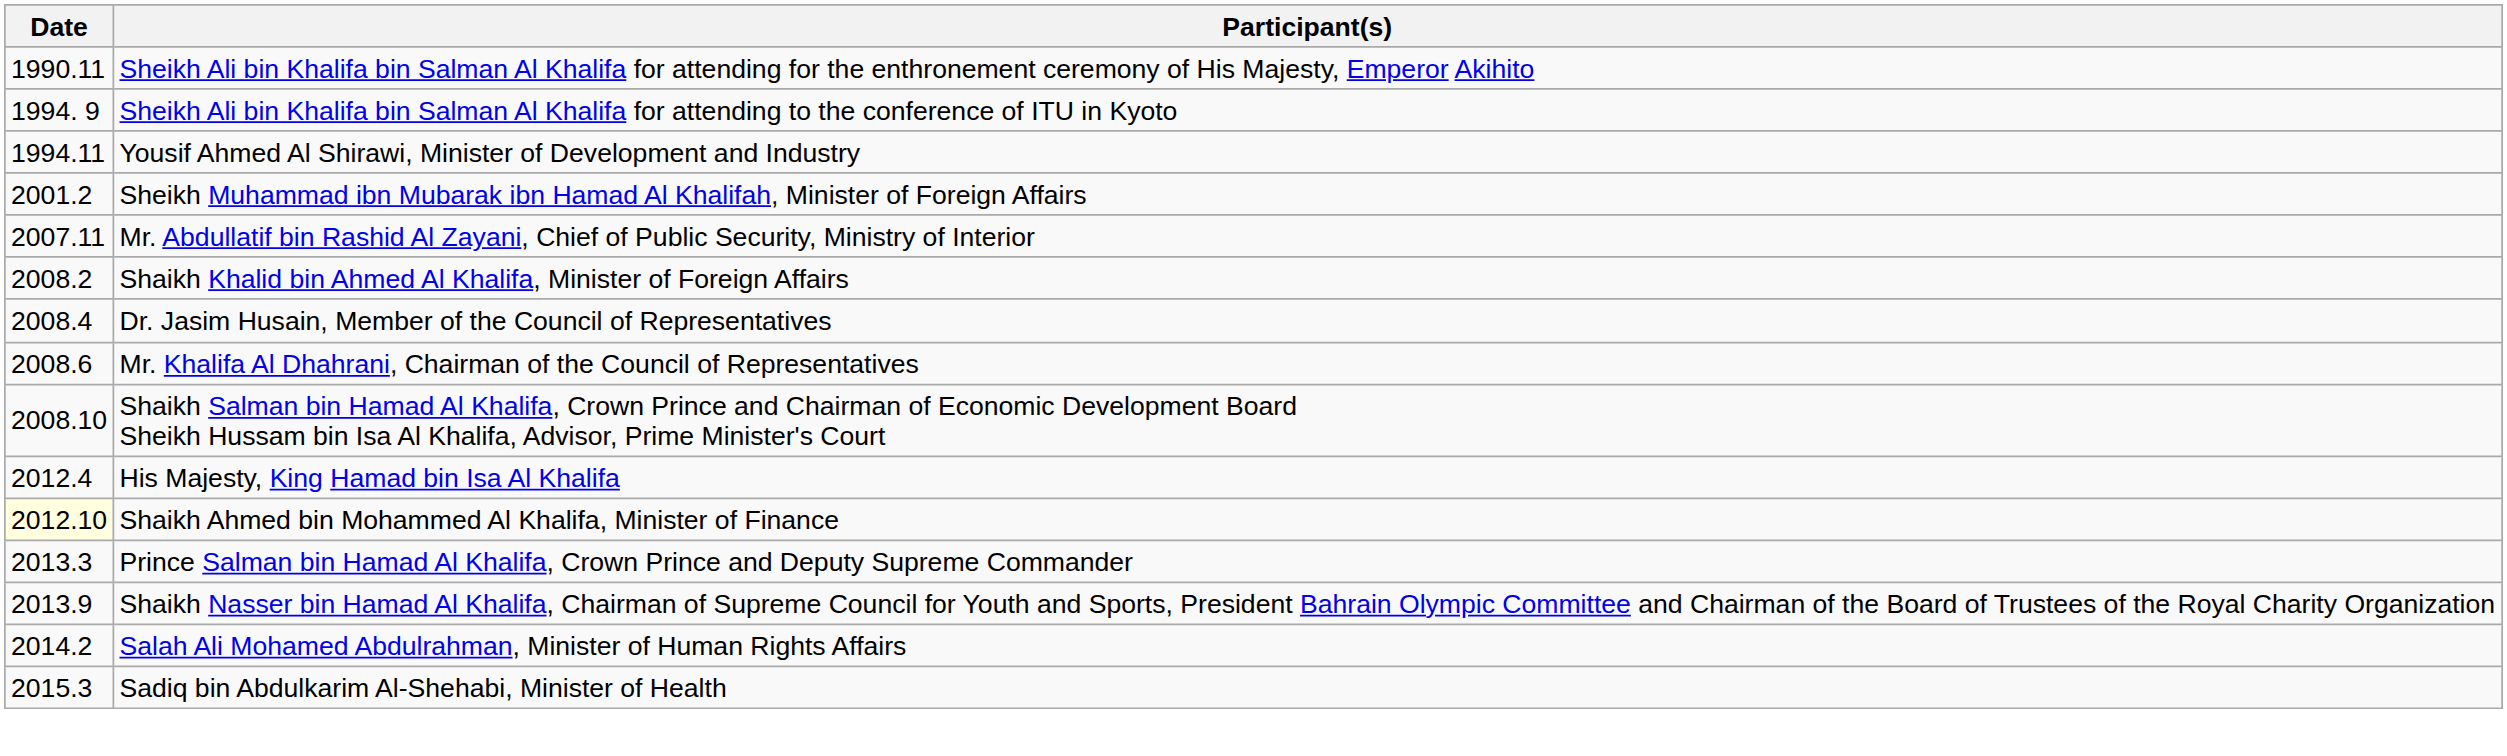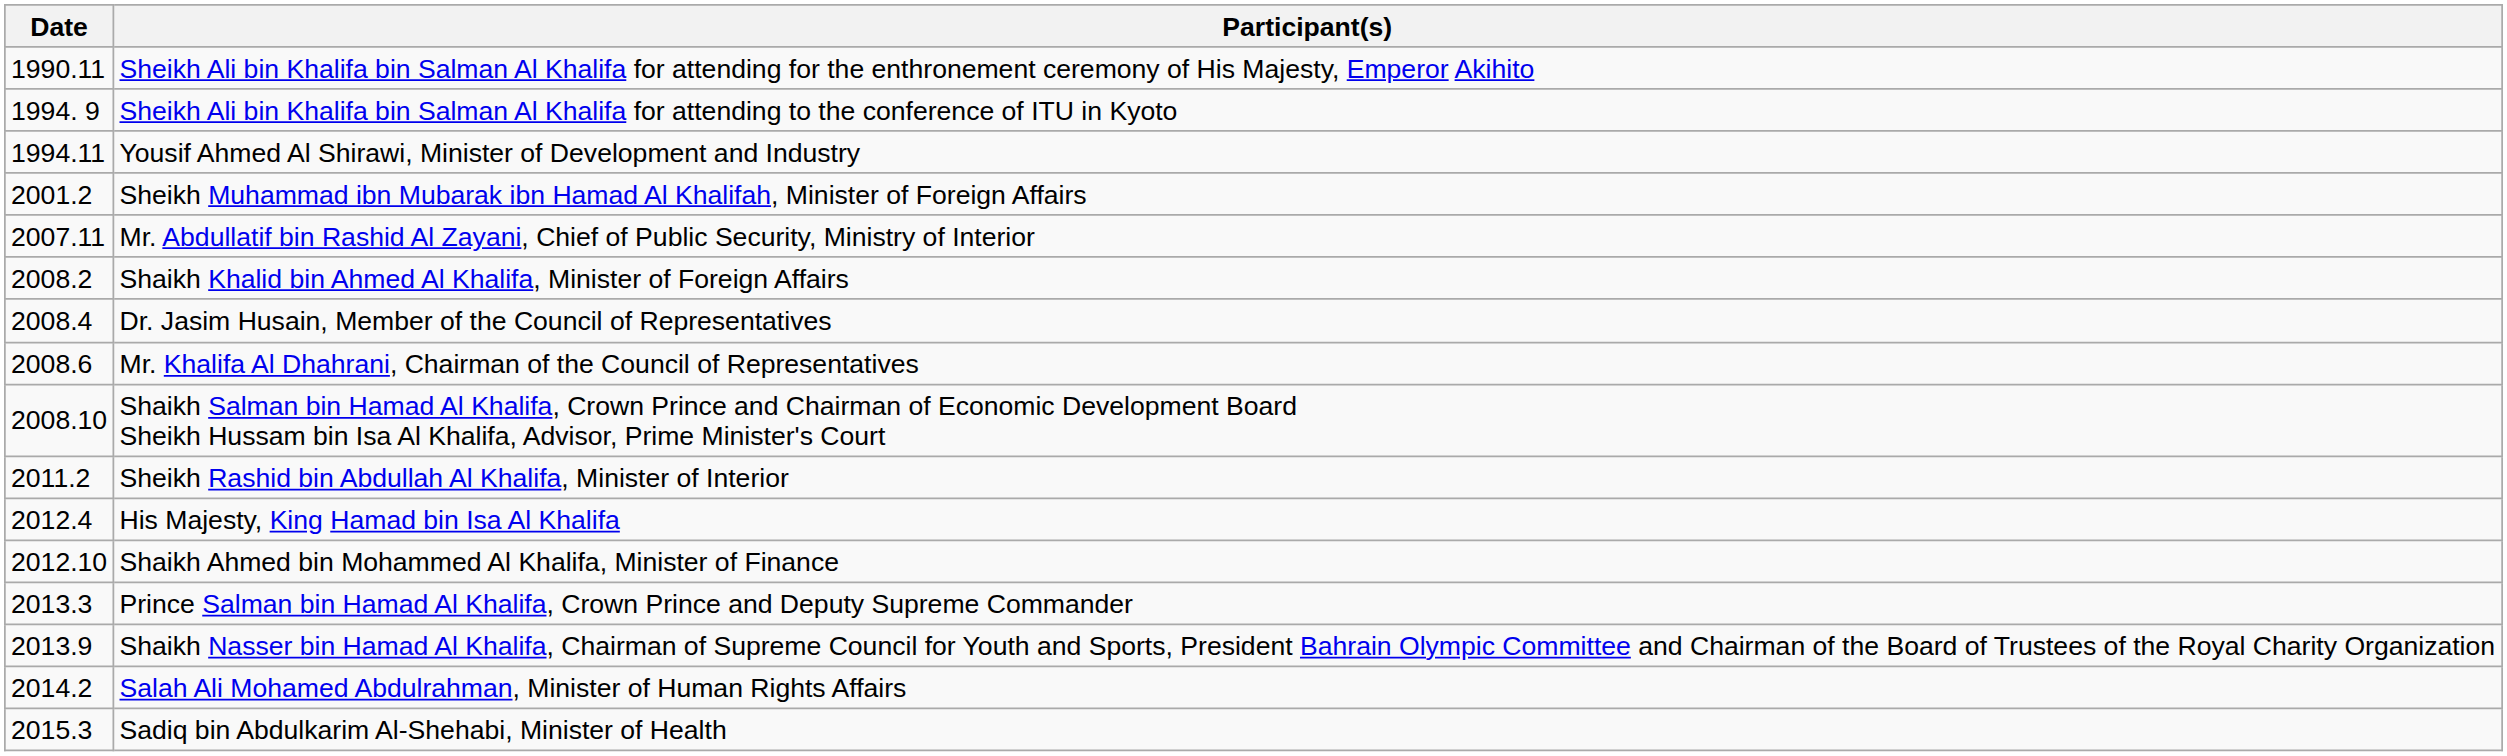+ row: (454, 477)
(59, 519) lightyellow background -> (59, 561) no background
